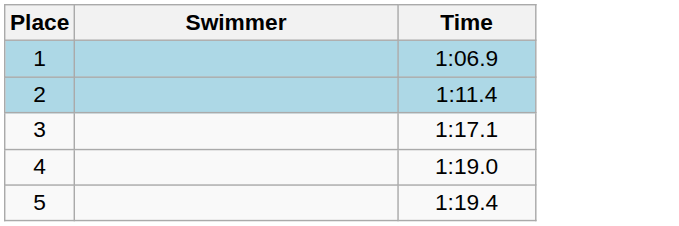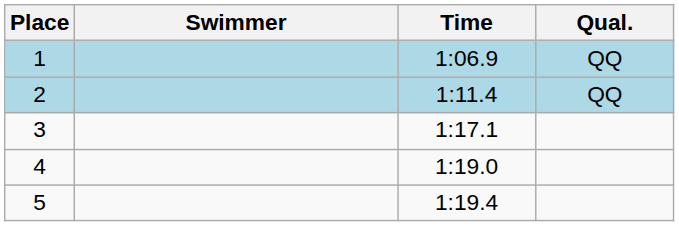+ column: (605, 22)
